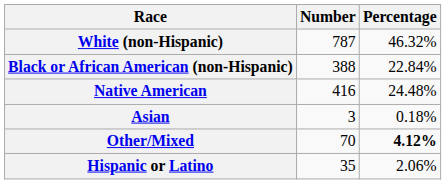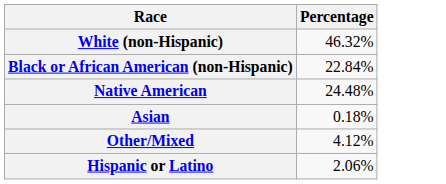- column: (328, 16)
(415, 141) bold -> (353, 141) normal
